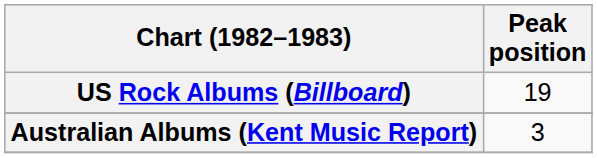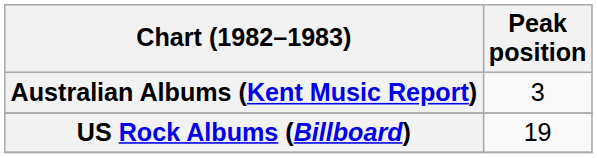rows swapped: (244, 132) <-> (244, 92)
